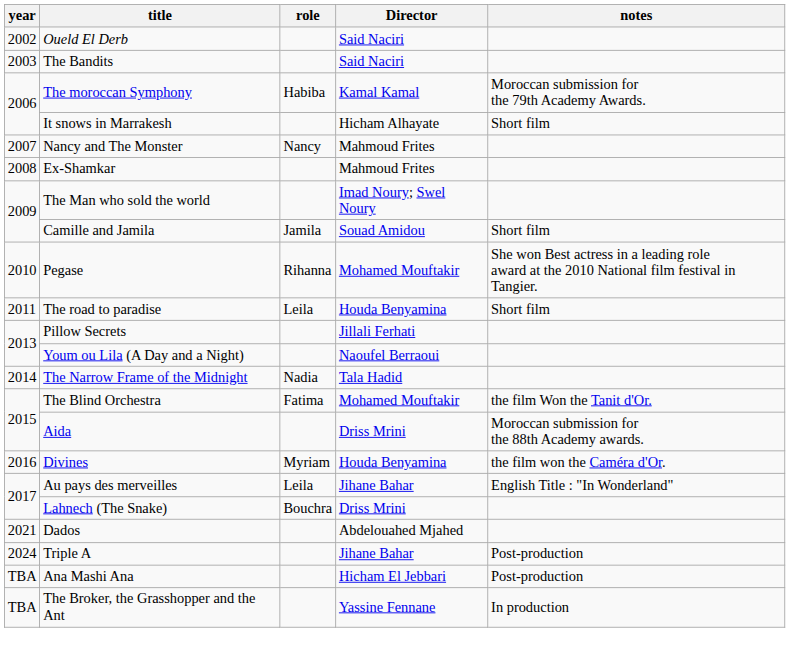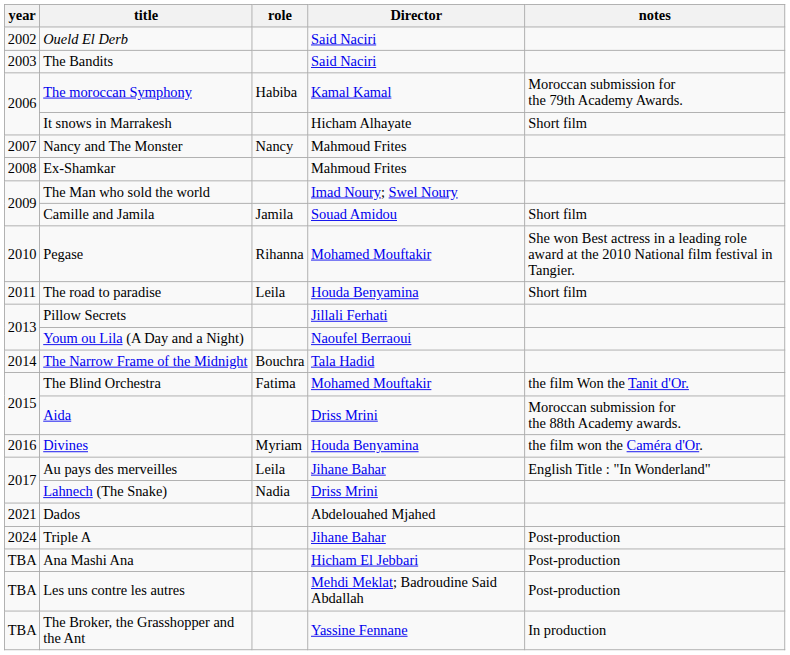(301, 377) Nadia -> (280, 361) Bouchra
(308, 507) Bouchra -> (273, 491) Nadia
+ row: (114, 591)
